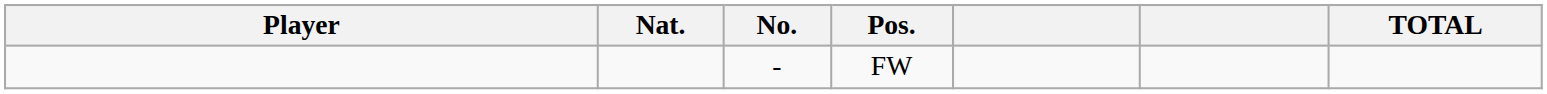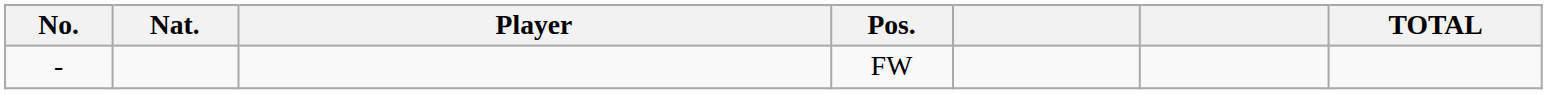columns swapped: (777, 24) <-> (301, 24)
